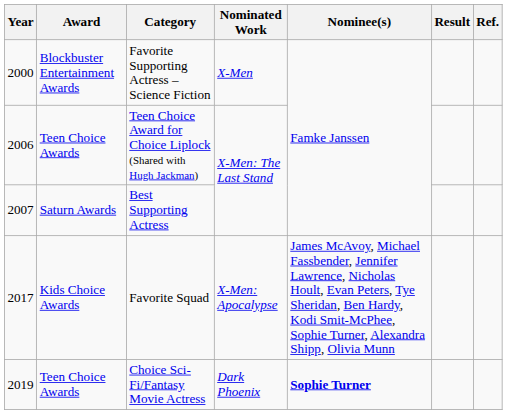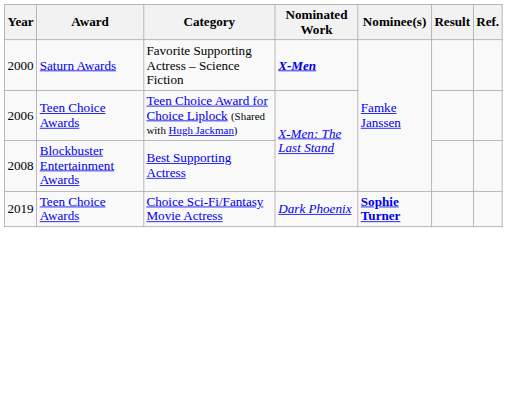(77, 72) Blockbuster Entertainment Awards -> (78, 65) Saturn Awards
(235, 72) normal -> (297, 65) bold
(21, 210) 2007 -> (21, 165) 2008
(78, 210) Saturn Awards -> (77, 165) Blockbuster Entertainment Awards
- row: (169, 297)
